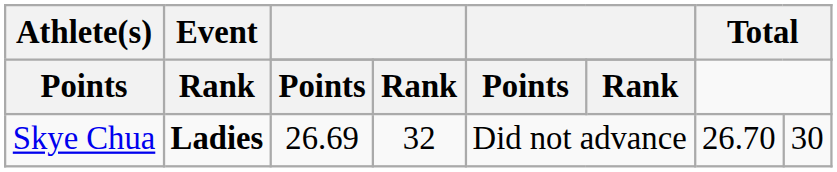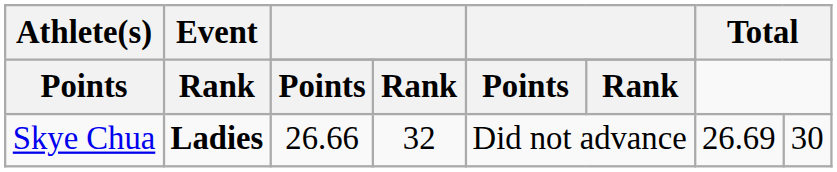(322, 139) 26.69 -> (322, 139) 26.66
(739, 139) 26.70 -> (739, 139) 26.69
